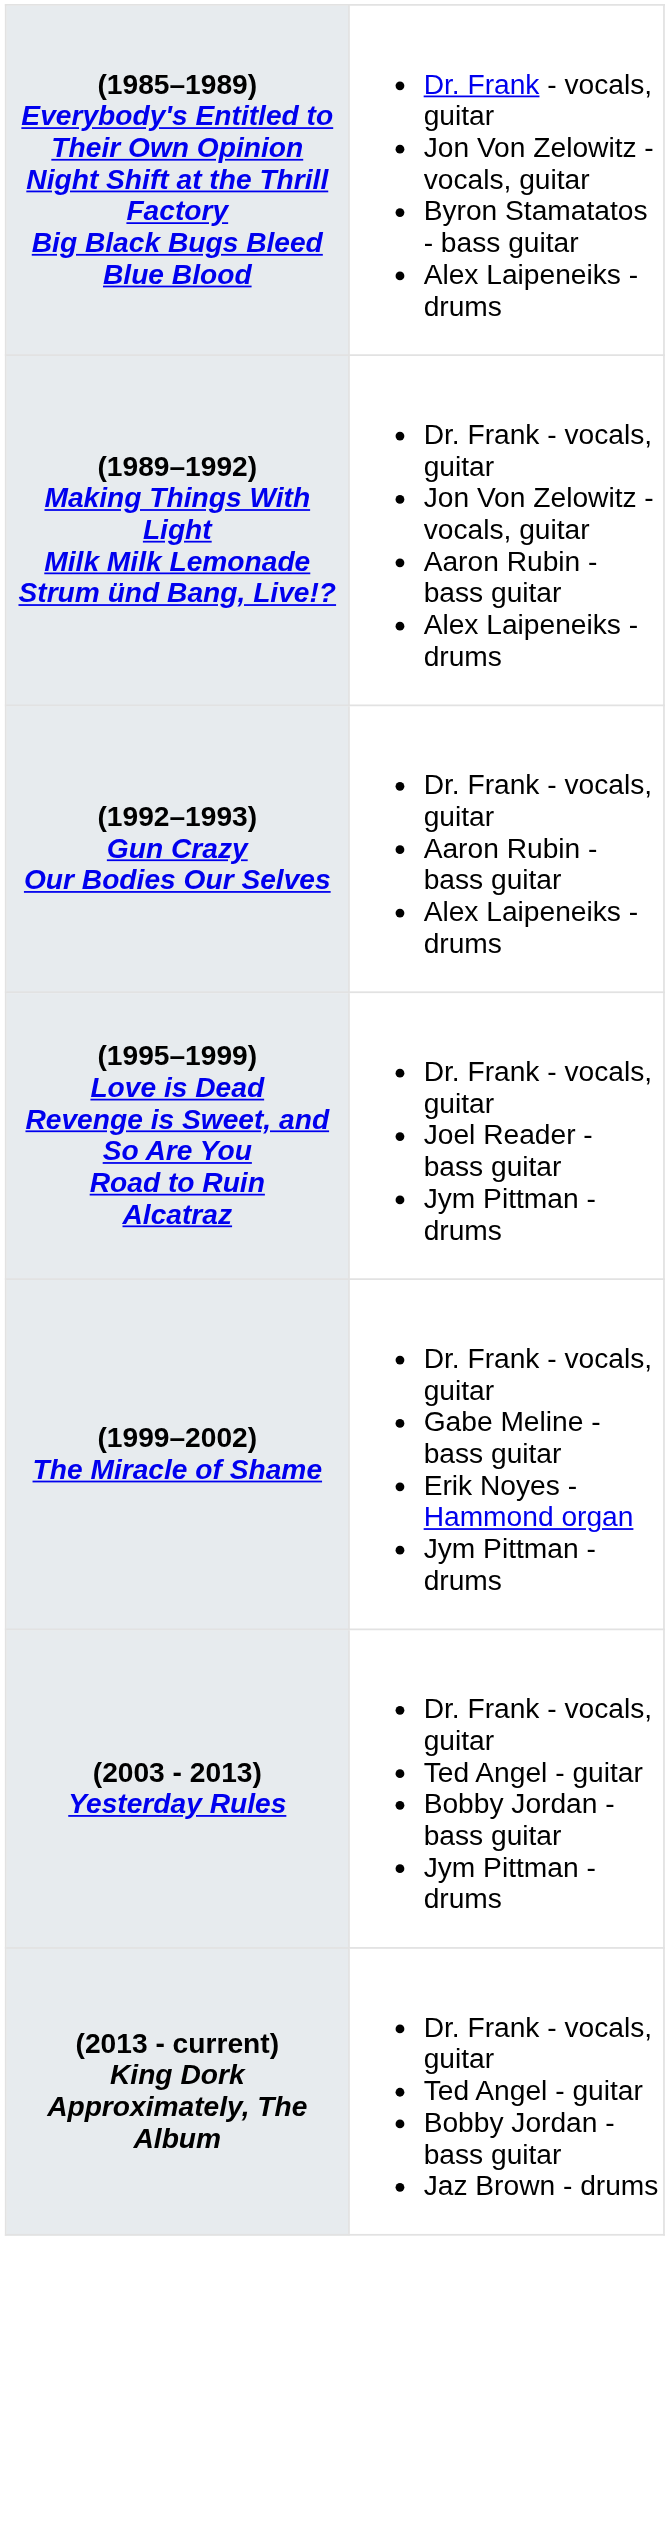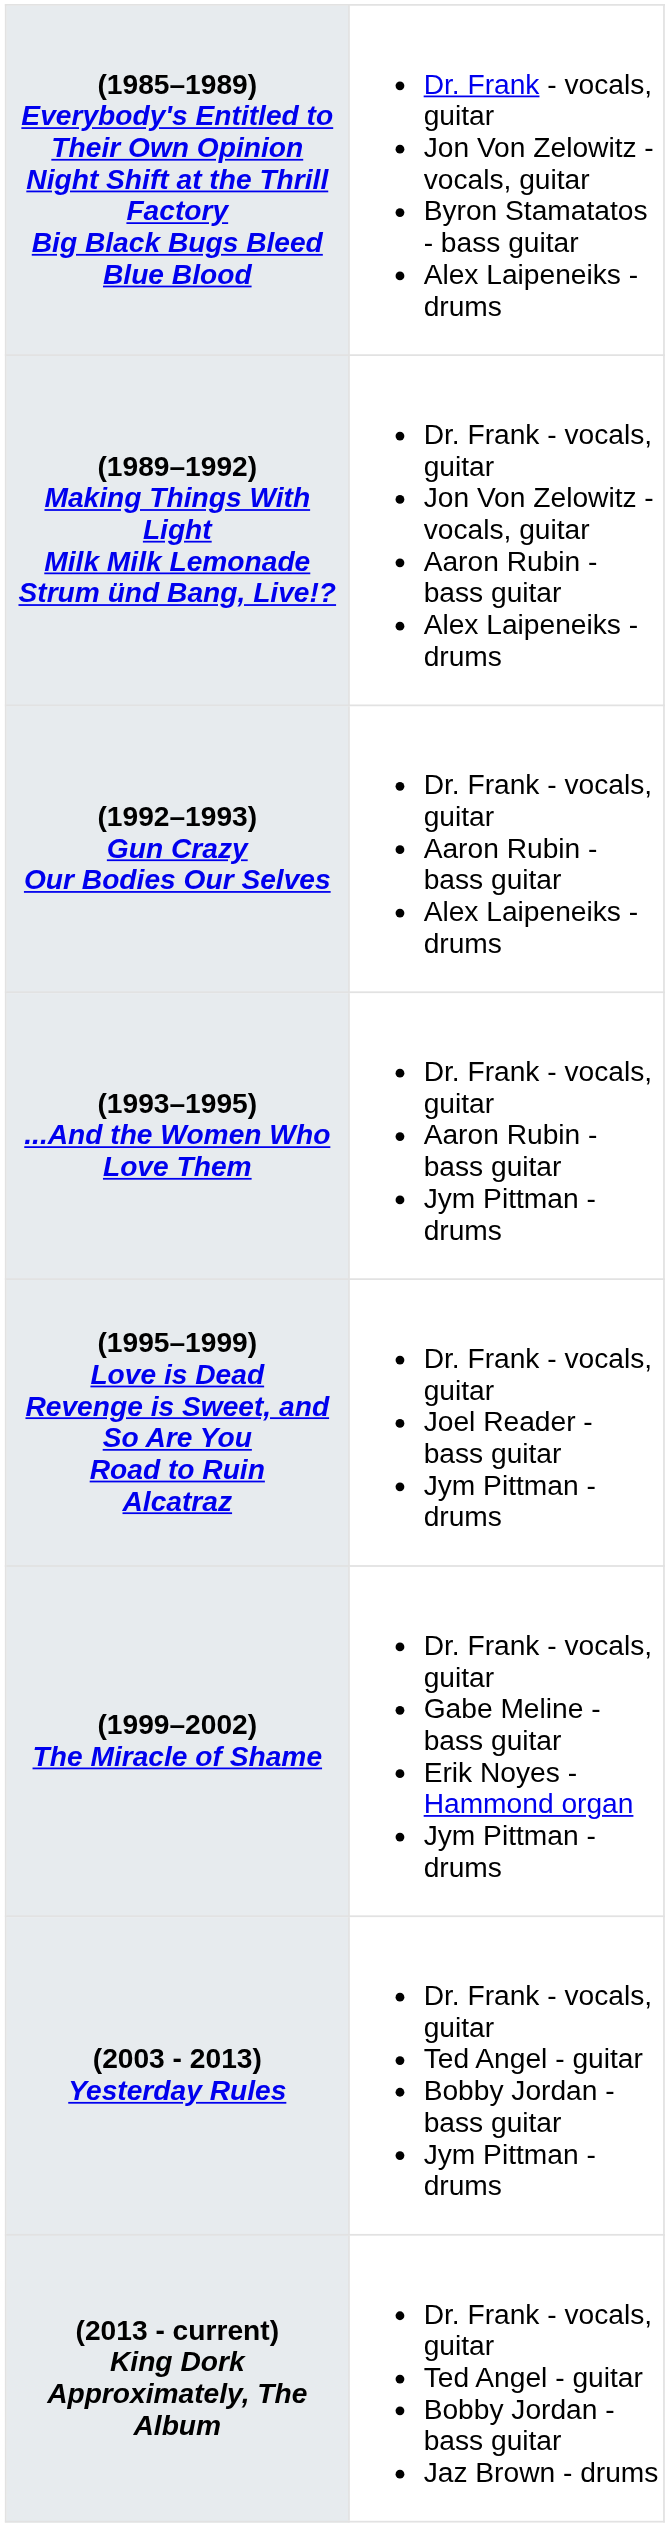+ row: (177, 1135)
